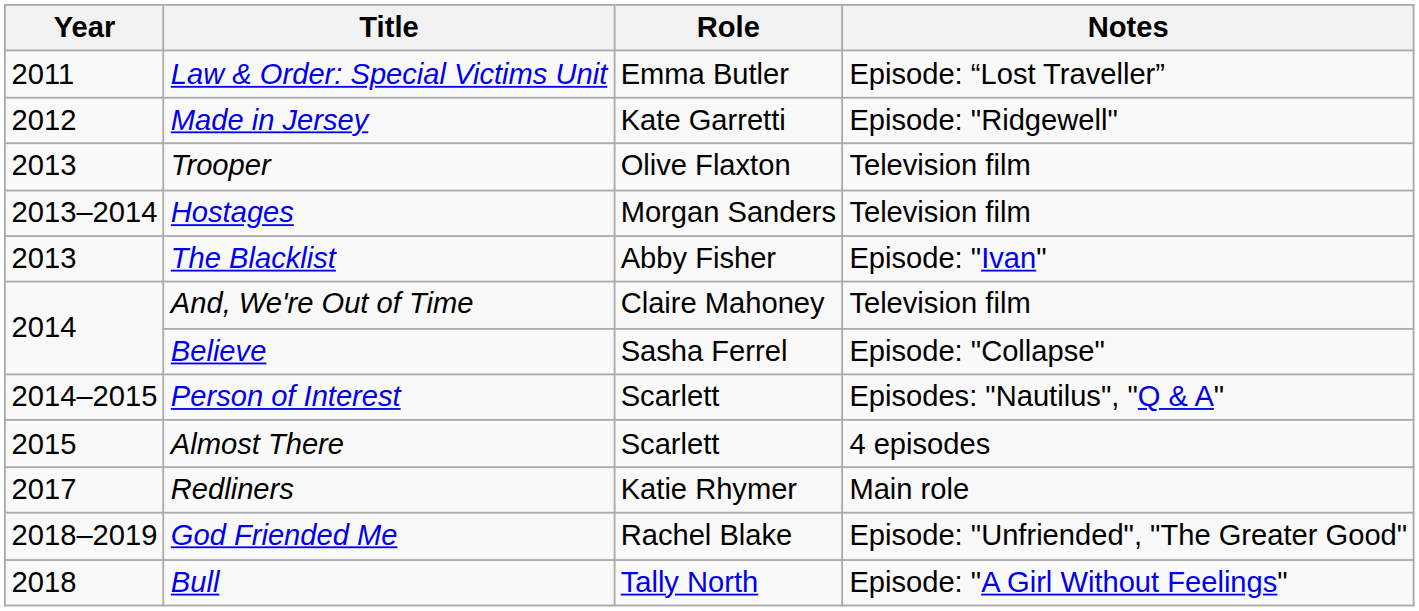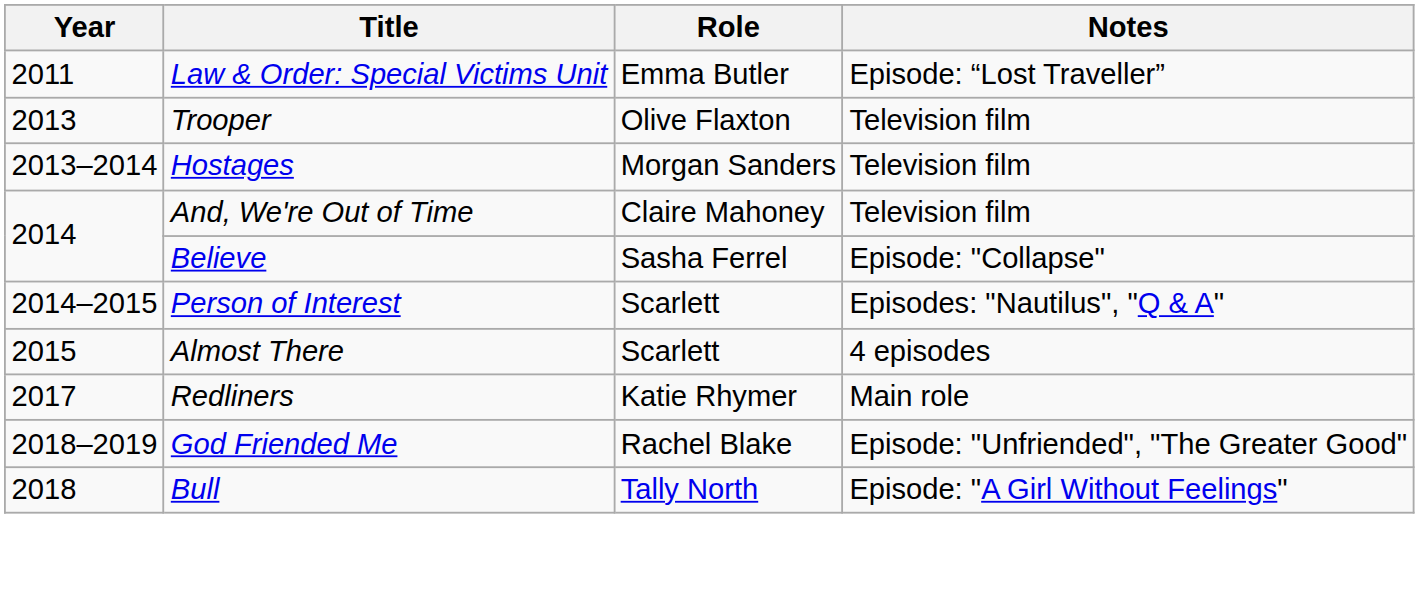- row: (270, 119)
- row: (253, 258)
